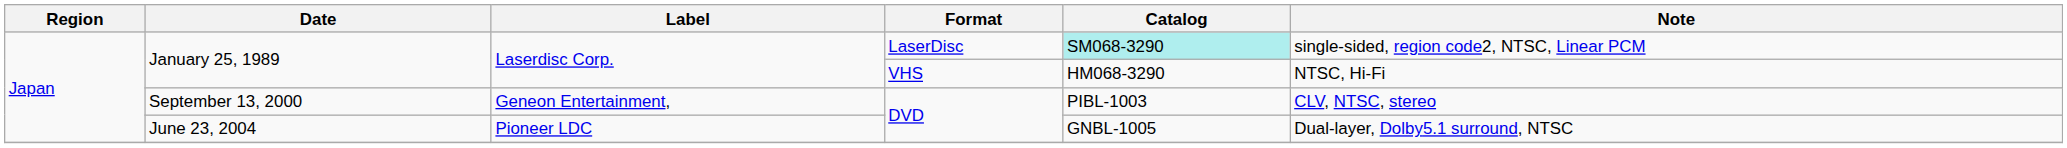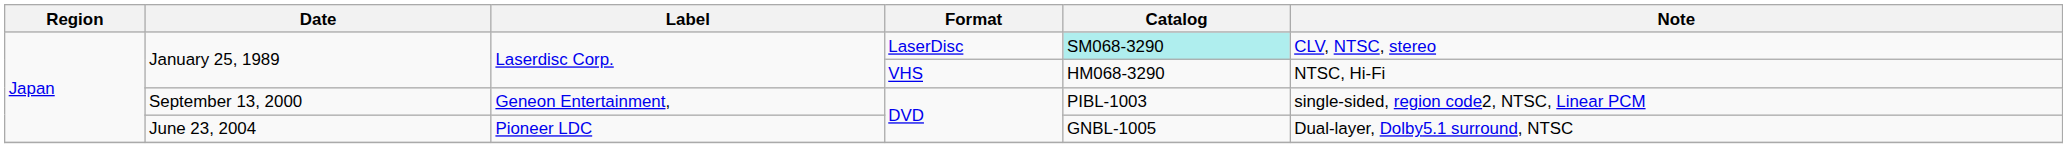(1470, 46) single-sided, region code2, NTSC, Linear PCM -> (1365, 46) CLV, NTSC, stereo
(1365, 101) CLV, NTSC, stereo -> (1470, 101) single-sided, region code2, NTSC, Linear PCM
